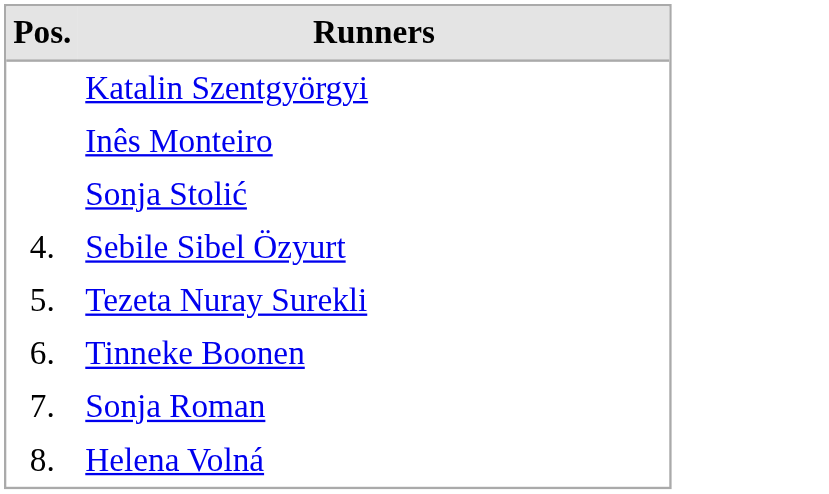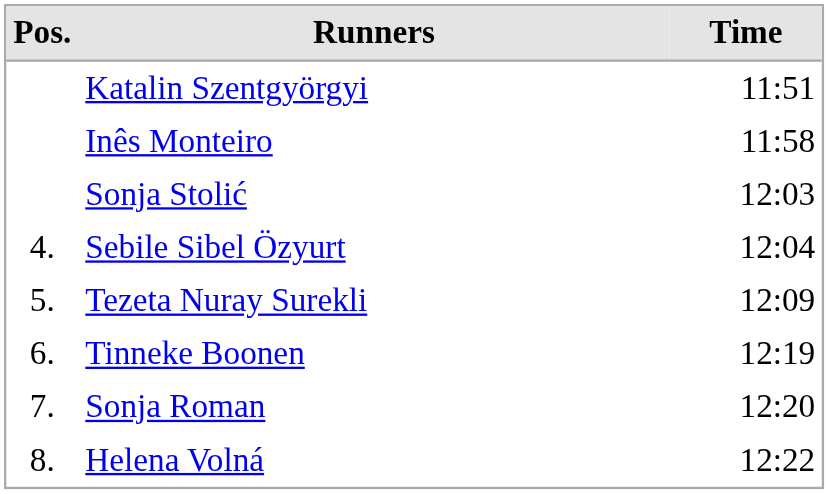+ column: (746, 32)
